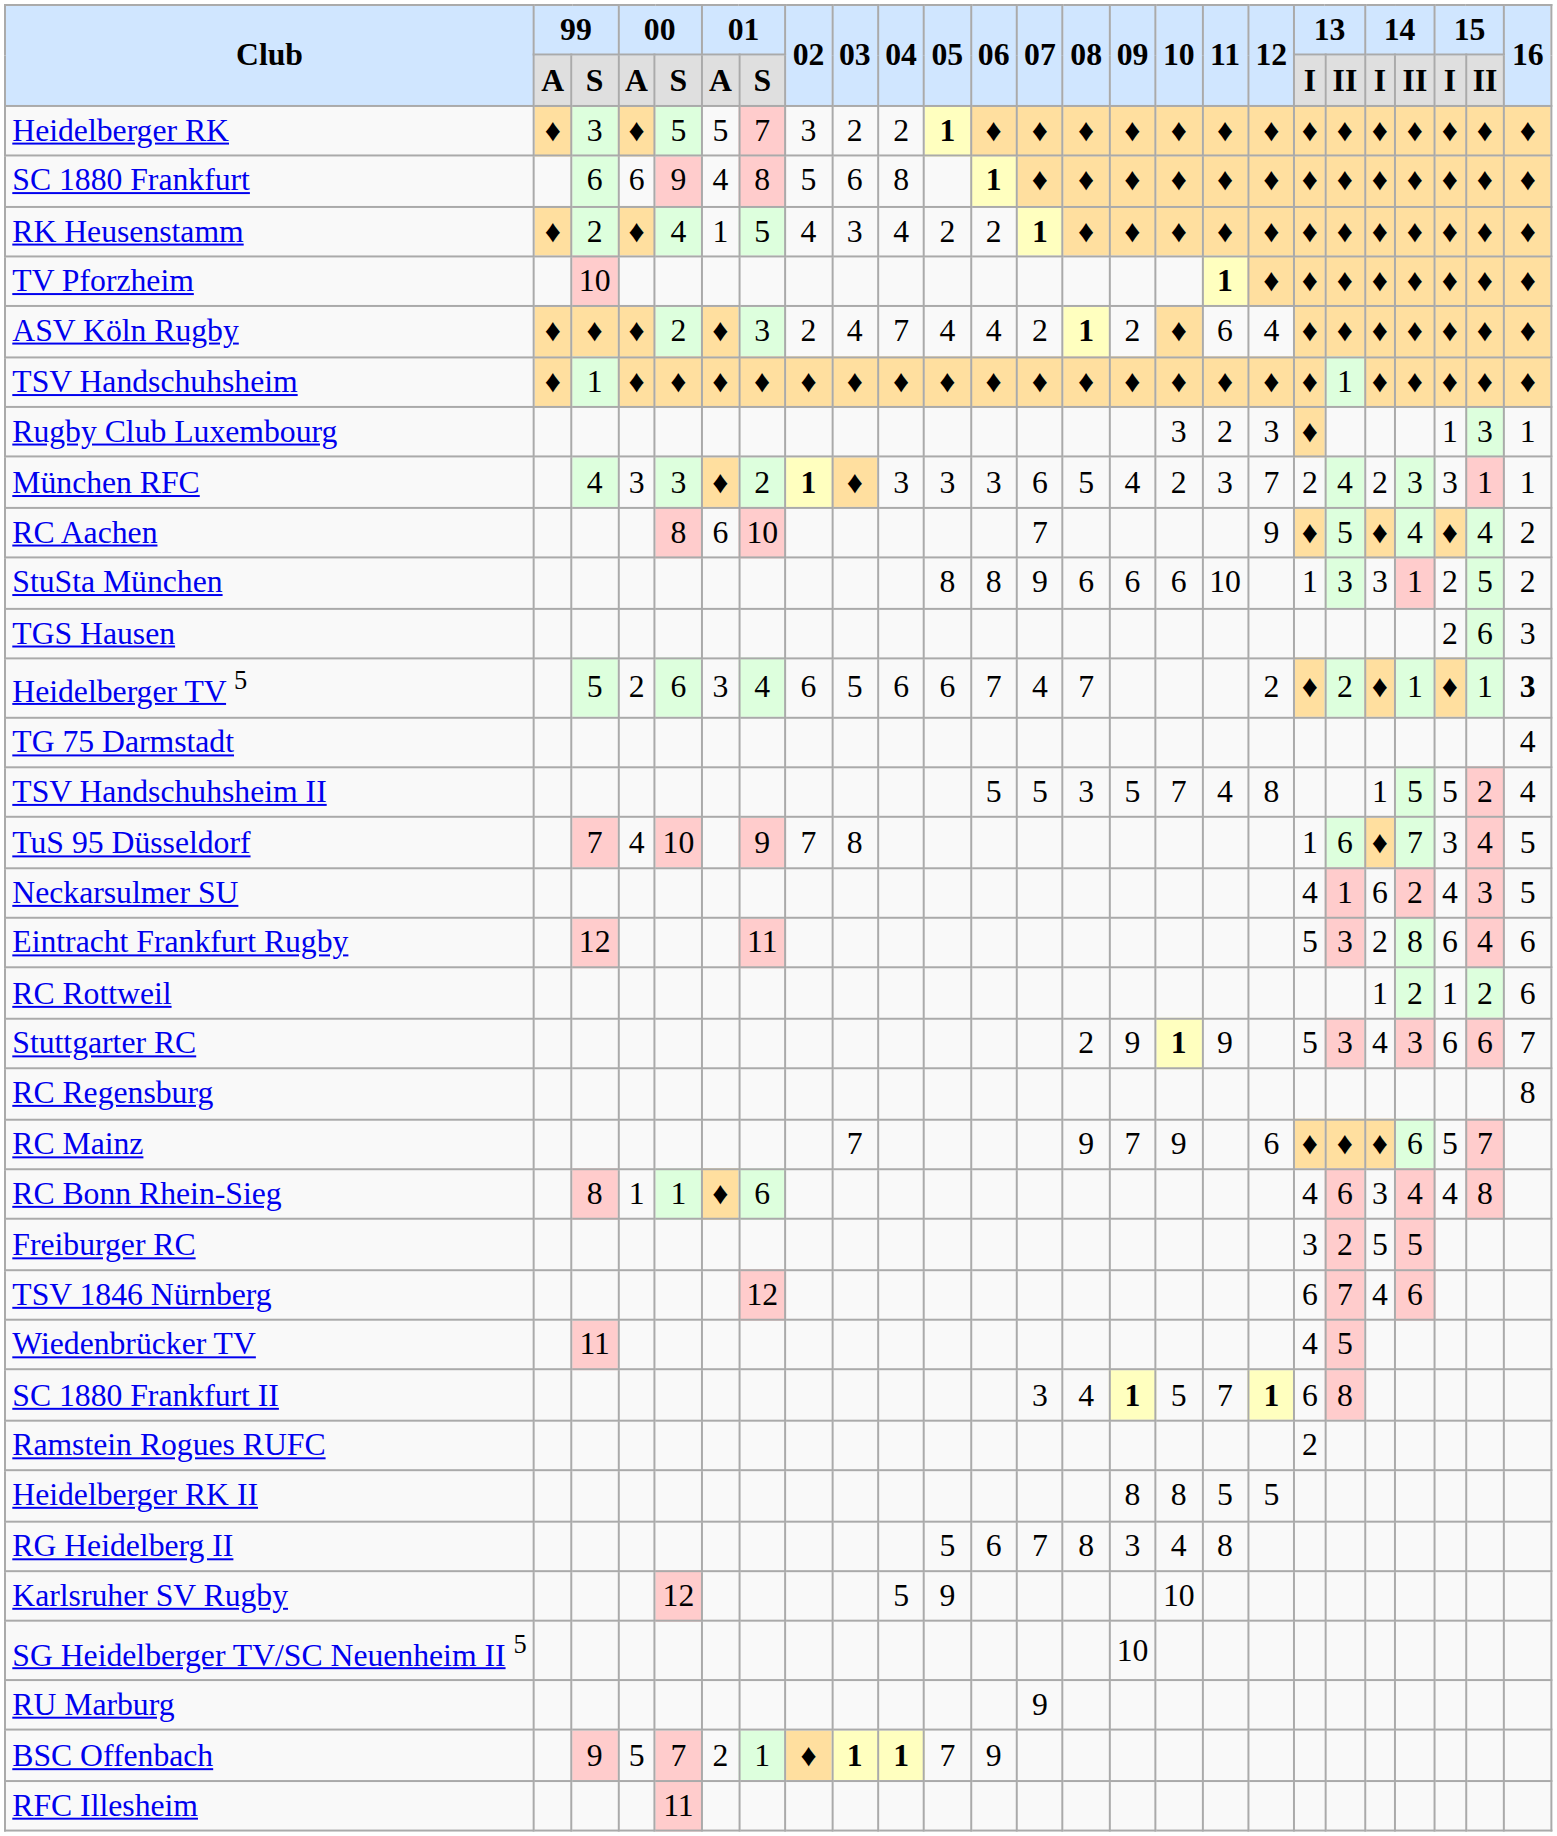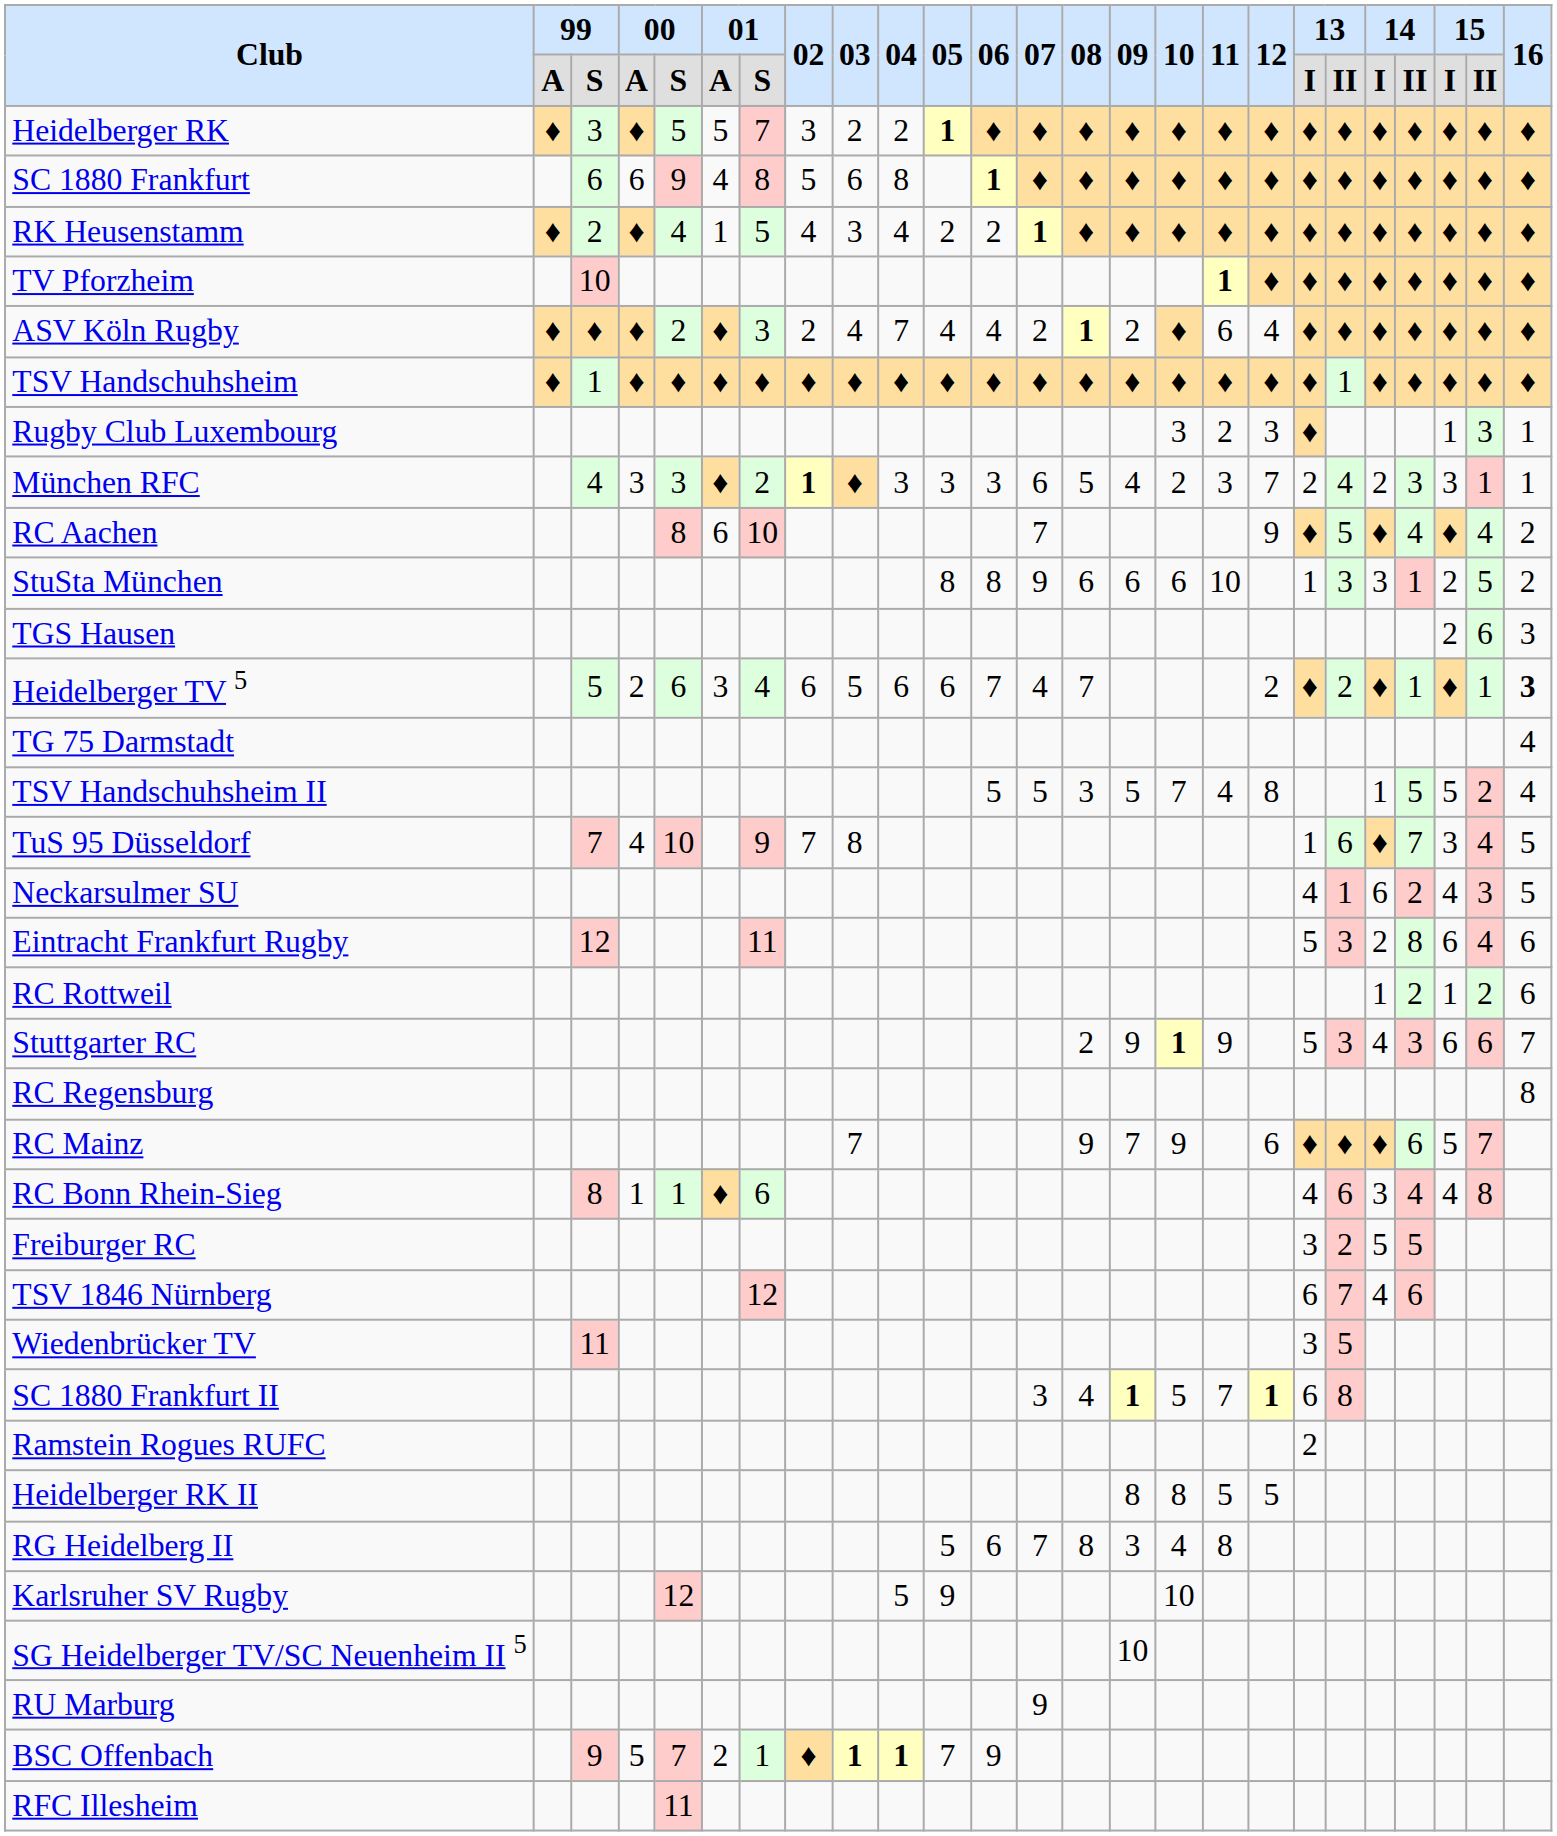(1310, 1344) 4 -> (1310, 1344) 3
